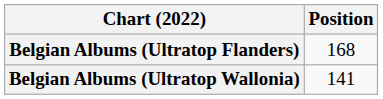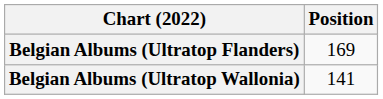(341, 49) 168 -> (341, 49) 169
